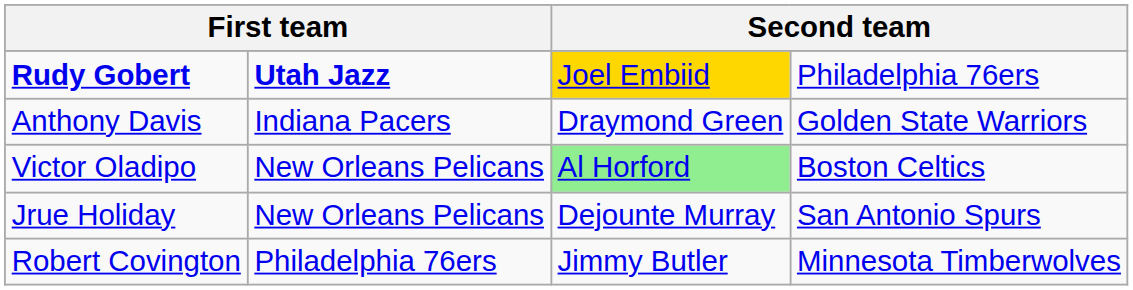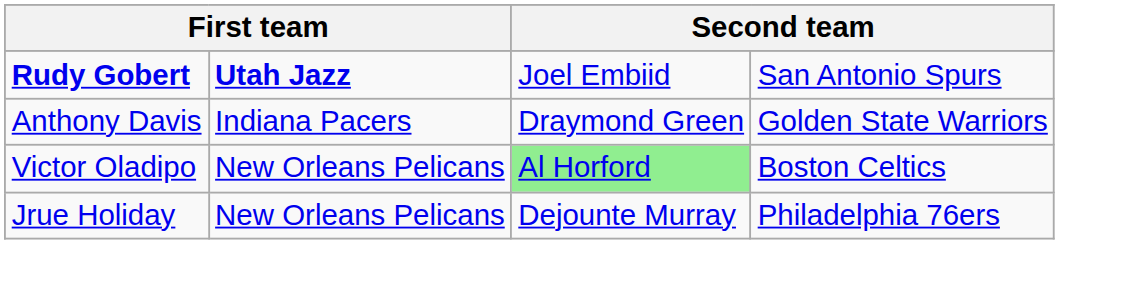(634, 74) gold background -> (594, 74) no background
(918, 74) Philadelphia 76ers -> (880, 74) San Antonio Spurs
(919, 214) San Antonio Spurs -> (879, 214) Philadelphia 76ers
- row: (126, 261)
